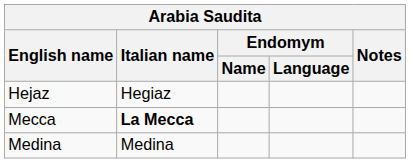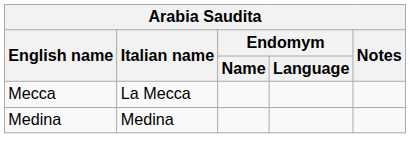- row: (29, 94)
(157, 119) bold -> (156, 94) normal
